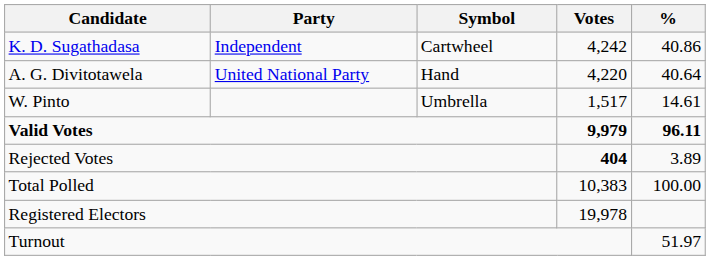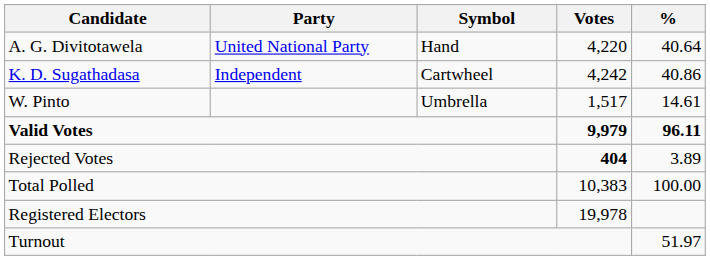rows swapped: (74, 46) <-> (76, 74)
